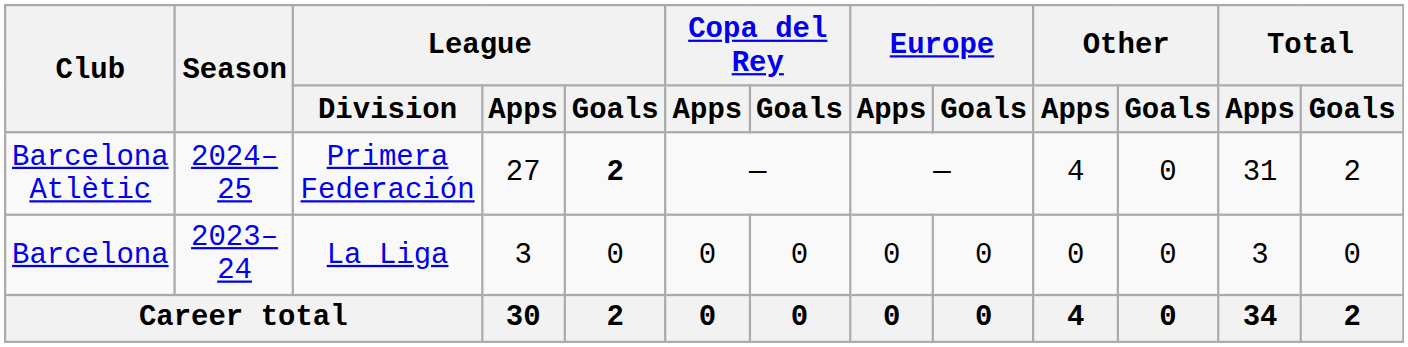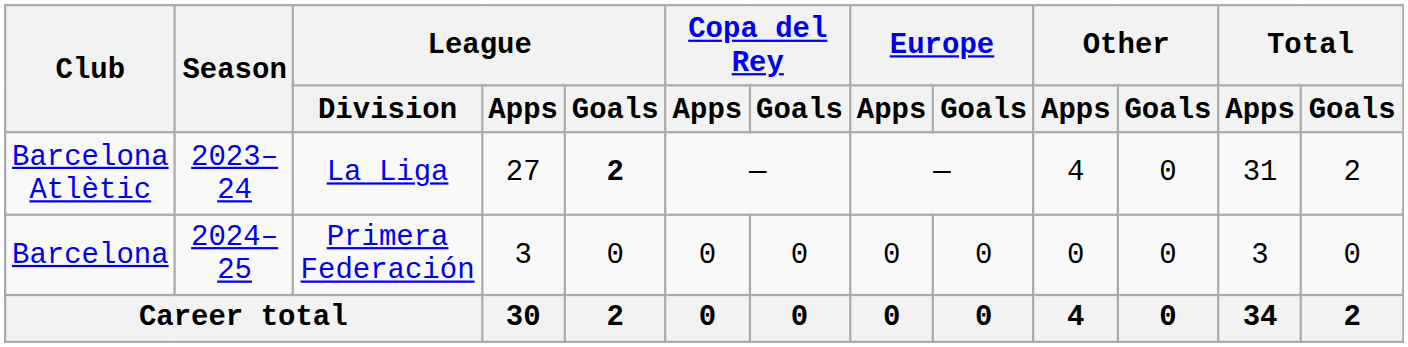(235, 173) 2024–25 -> (235, 173) 2023–24
(388, 173) Primera Federación -> (388, 173) La Liga
(235, 254) 2023–24 -> (235, 254) 2024–25
(388, 254) La Liga -> (388, 254) Primera Federación
